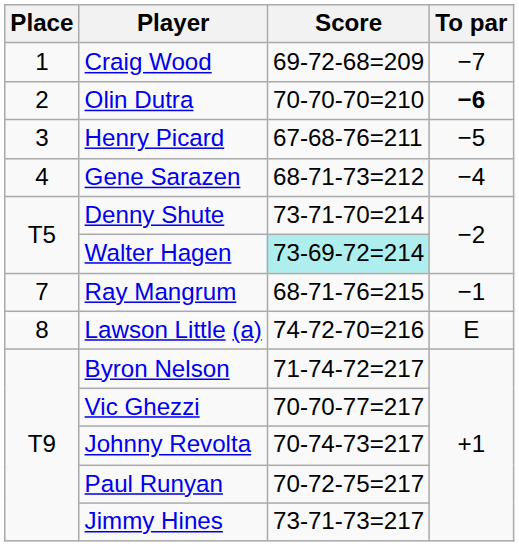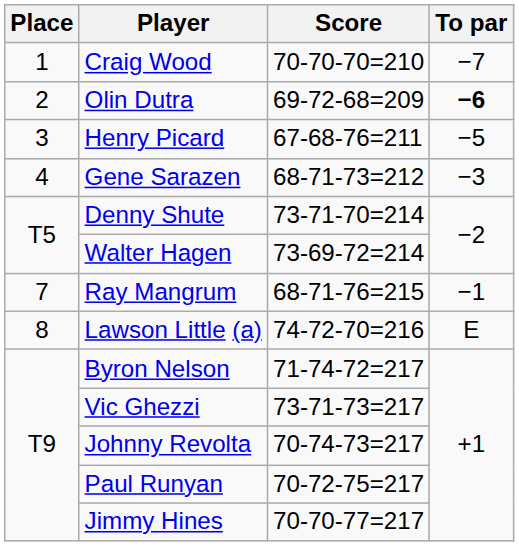(349, 61) 69-72-68=209 -> (349, 61) 70-70-70=210
(349, 100) 70-70-70=210 -> (349, 100) 69-72-68=209
(471, 176) −4 -> (471, 176) −3
(349, 253) paleturquoise background -> (349, 253) no background
(349, 406) 70-70-77=217 -> (349, 406) 73-71-73=217
(349, 521) 73-71-73=217 -> (349, 521) 70-70-77=217
